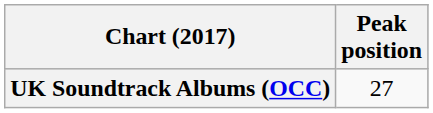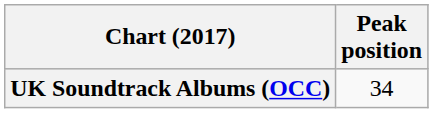(382, 88) 27 -> (382, 88) 34
